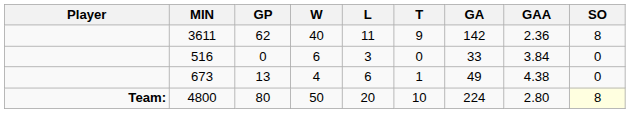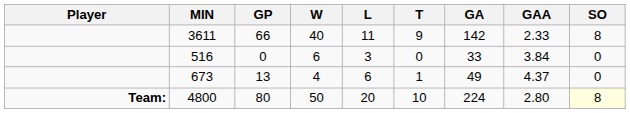(263, 35) 62 -> (263, 35) 66
(537, 35) 2.36 -> (537, 35) 2.33
(537, 77) 4.38 -> (537, 77) 4.37
